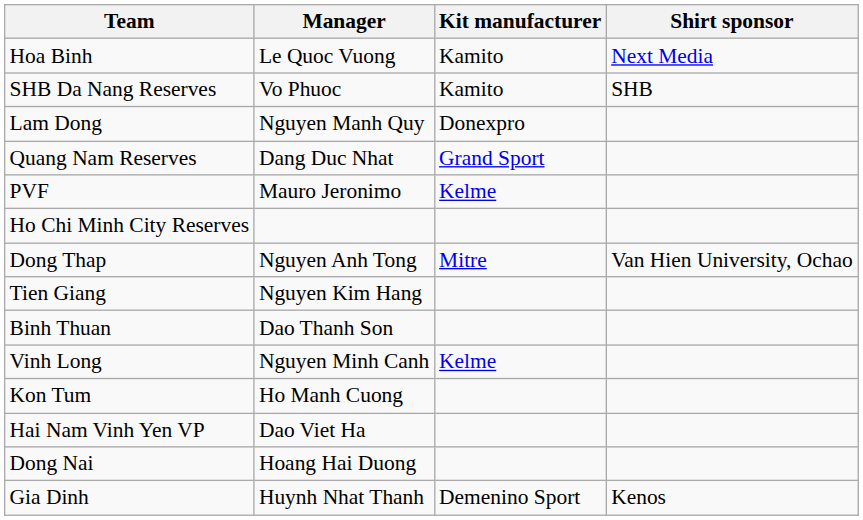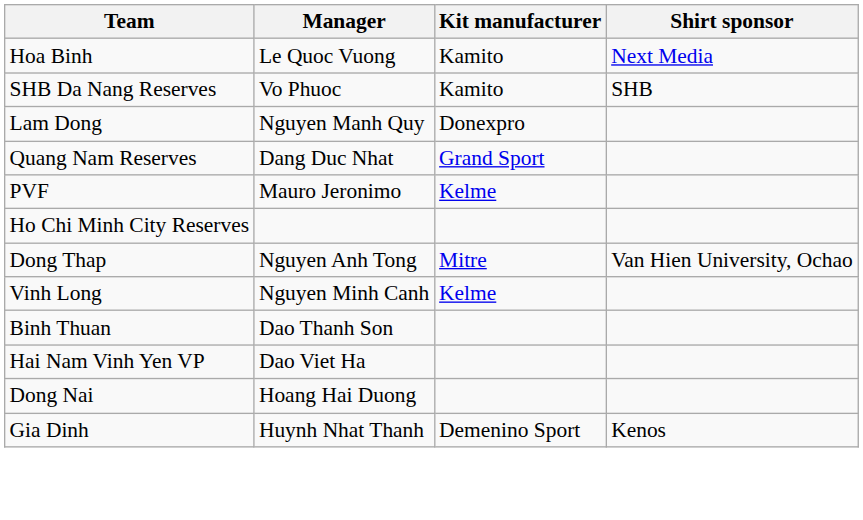- row: (58, 293)
rows swapped: (56, 361) <-> (60, 327)
- row: (50, 395)
